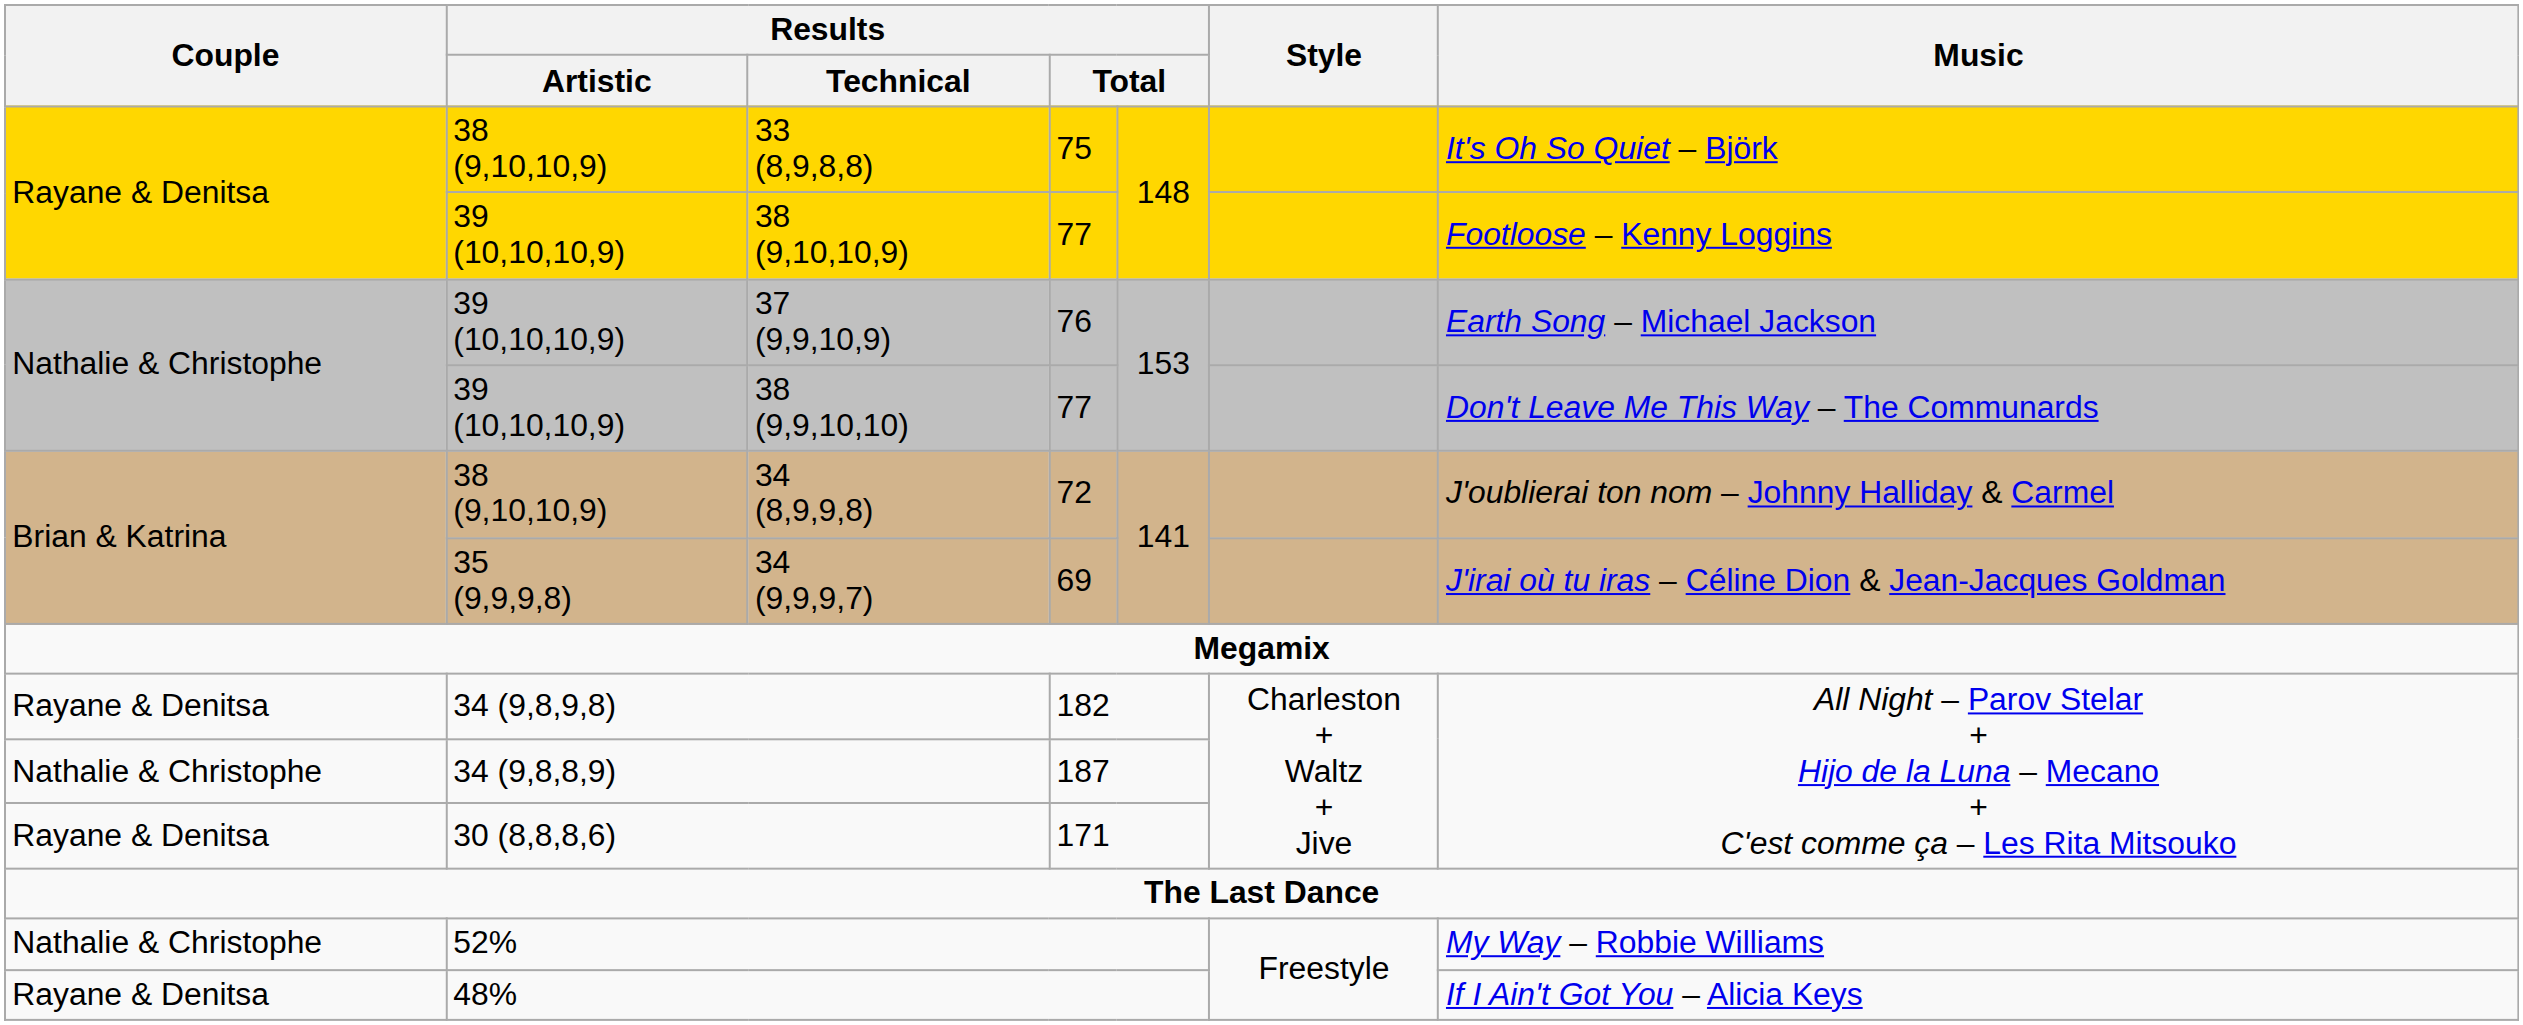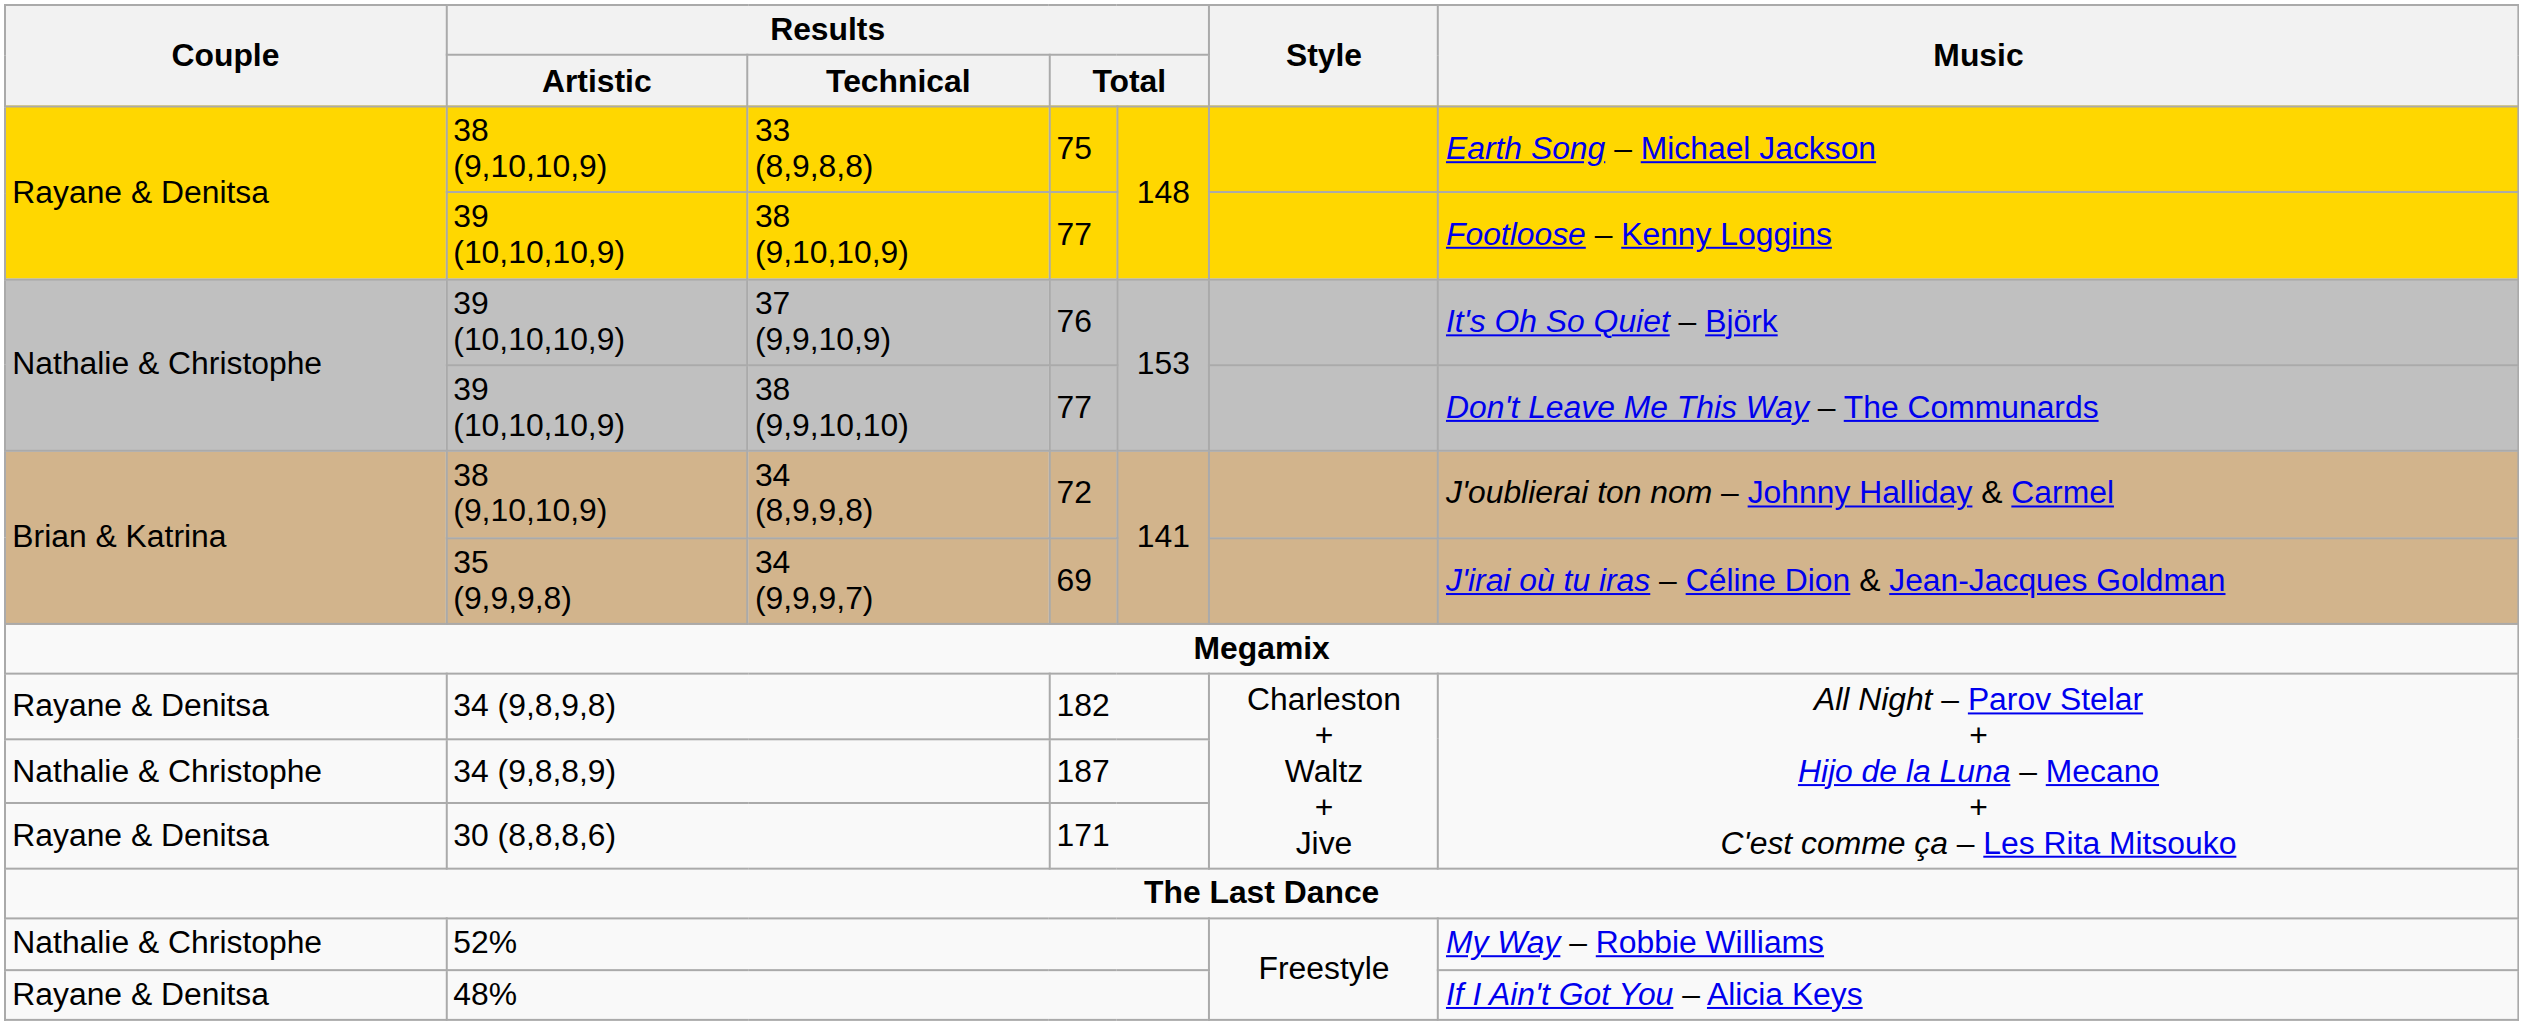(1612, 148) It's Oh So Quiet – Björk -> (1661, 148) Earth Song – Michael Jackson
(1661, 321) Earth Song – Michael Jackson -> (1612, 321) It's Oh So Quiet – Björk
